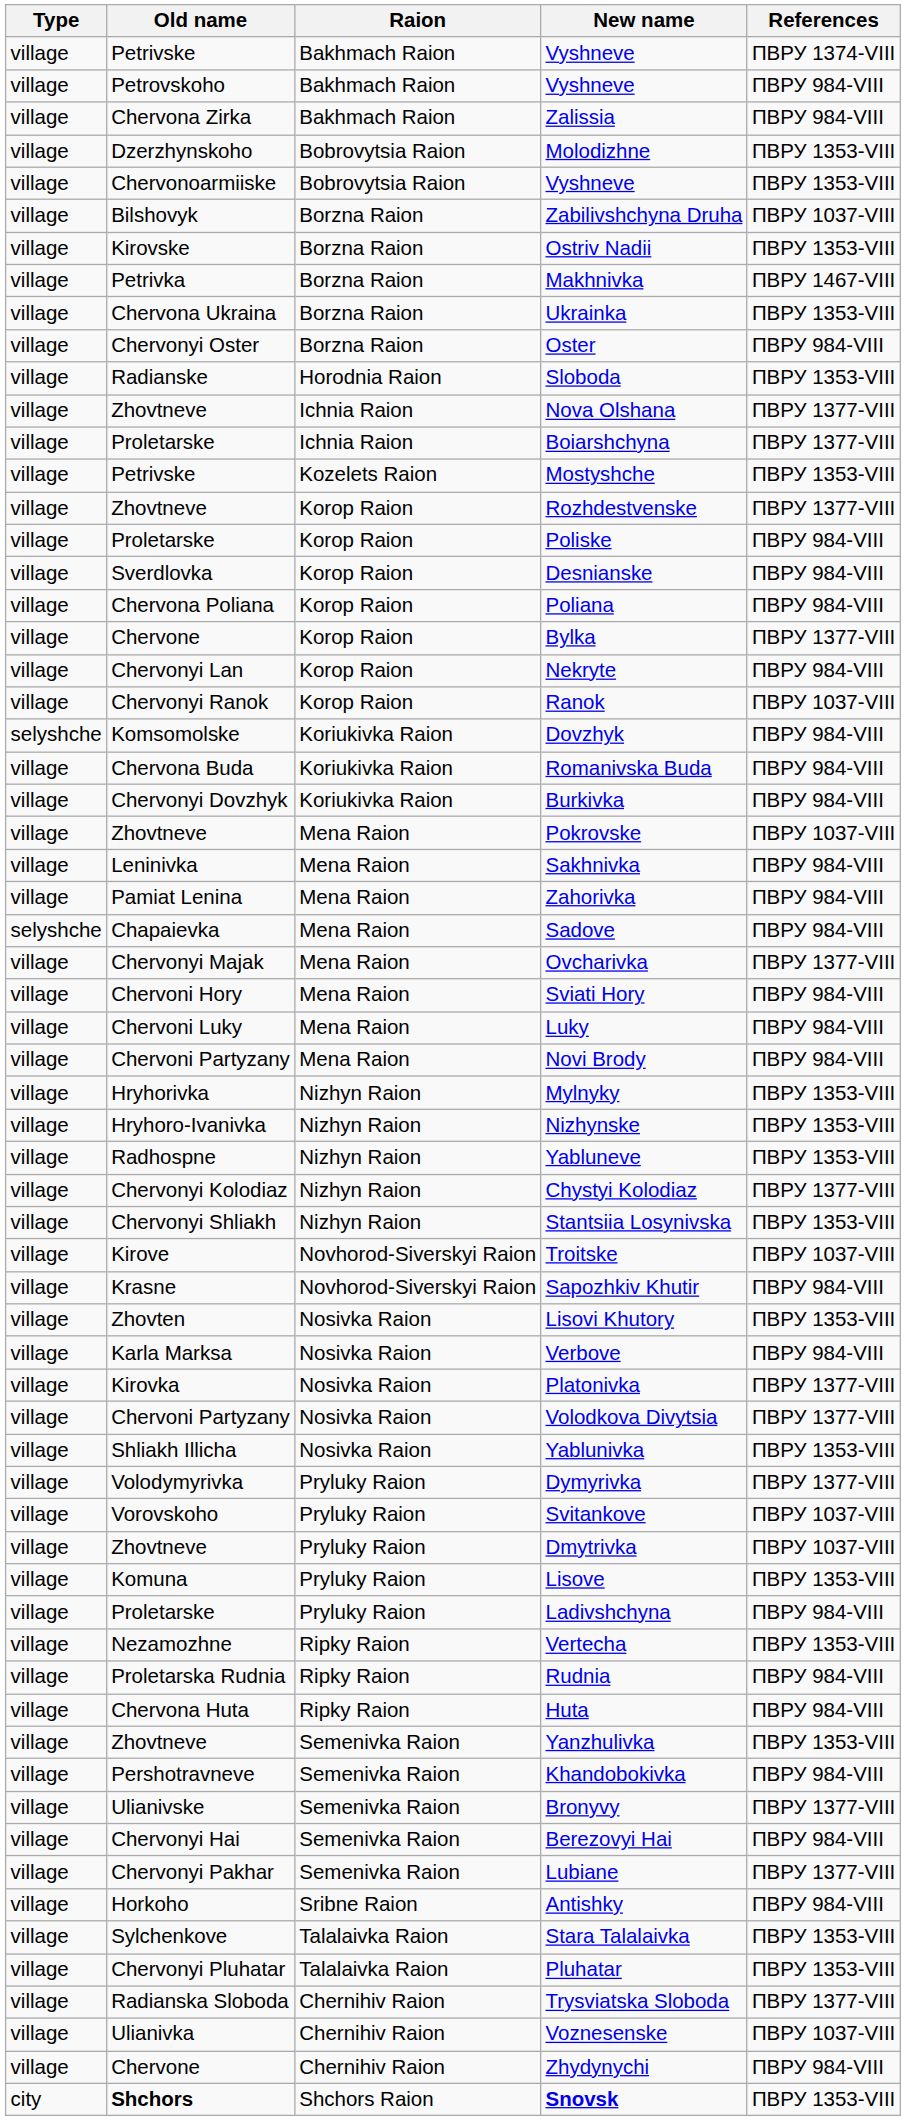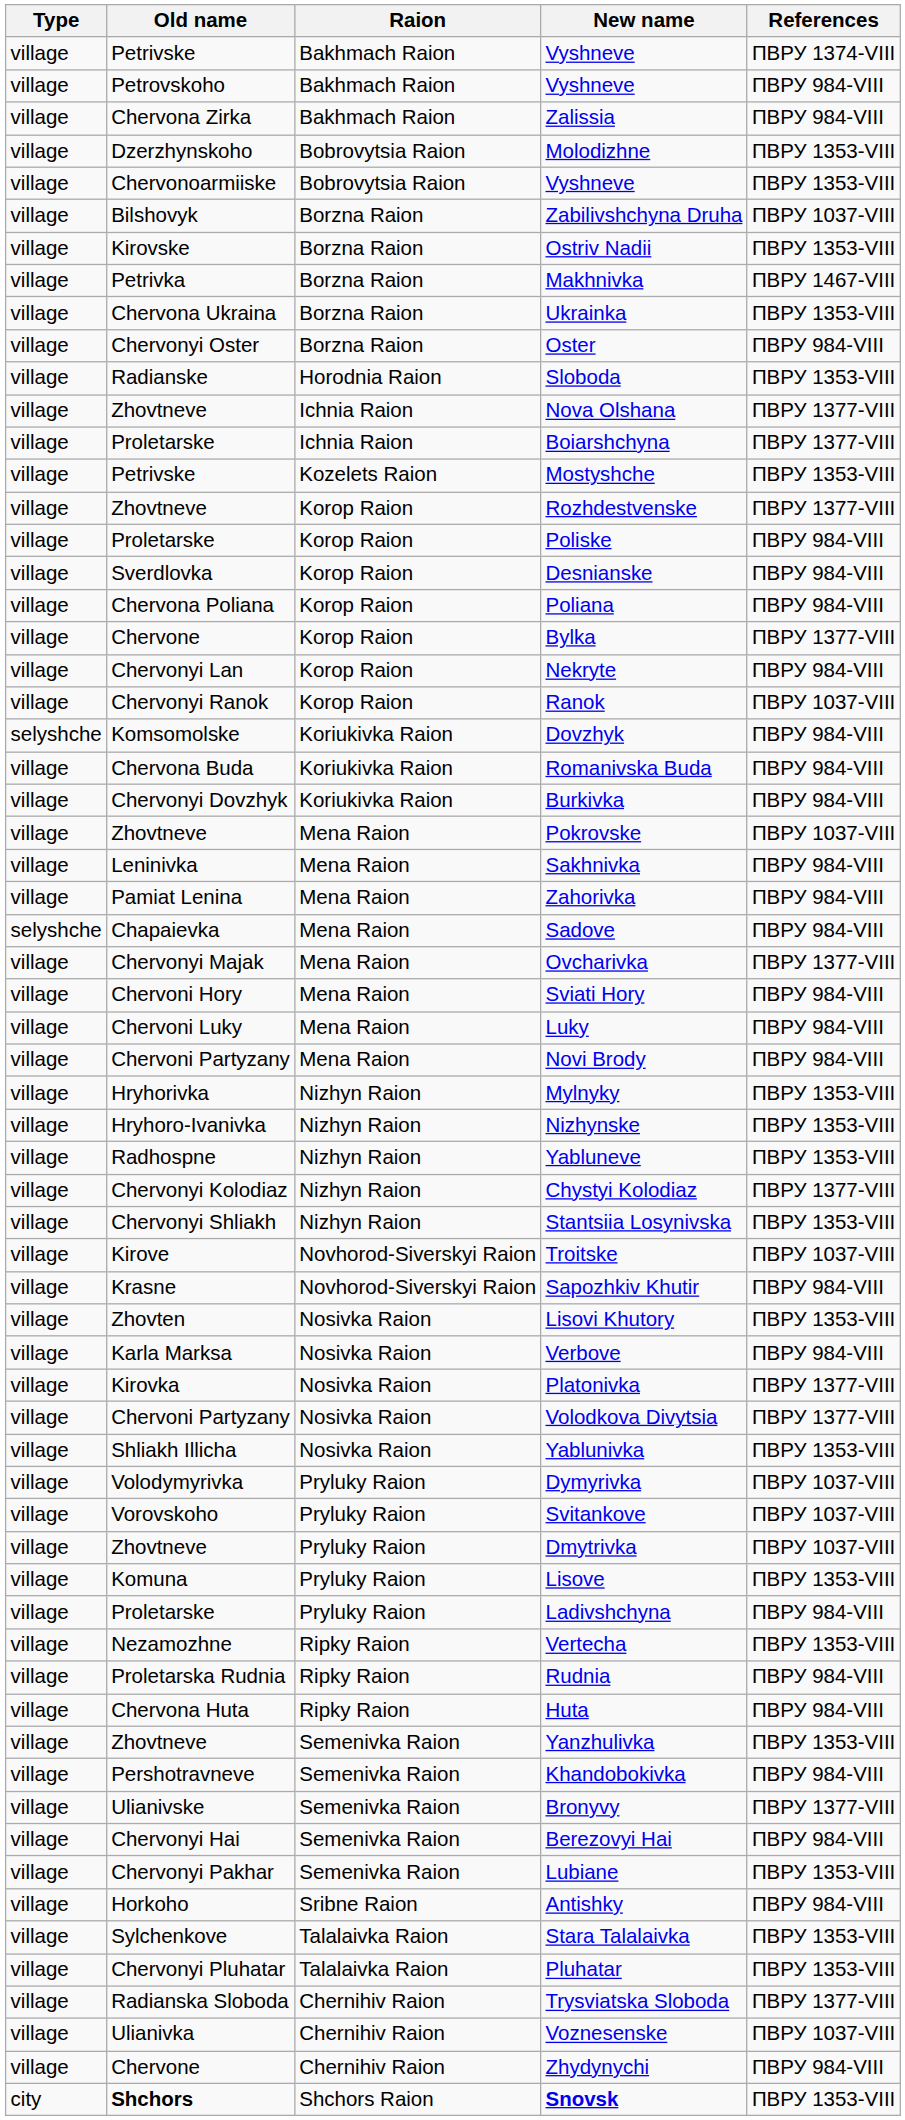(824, 1482) ПВРУ 1377-VIII -> (824, 1482) ПВРУ 1037-VIII
(824, 1872) ПВРУ 1377-VIII -> (824, 1872) ПВРУ 1353-VIII
